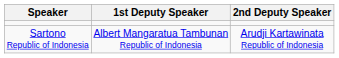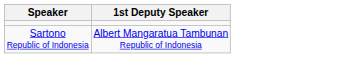- column: (282, 12)
